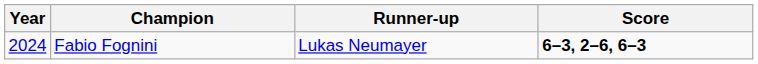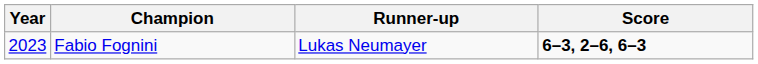(27, 45) 2024 -> (27, 45) 2023
